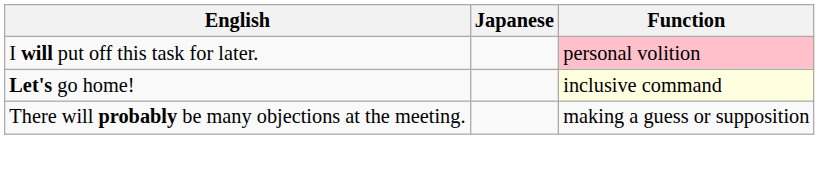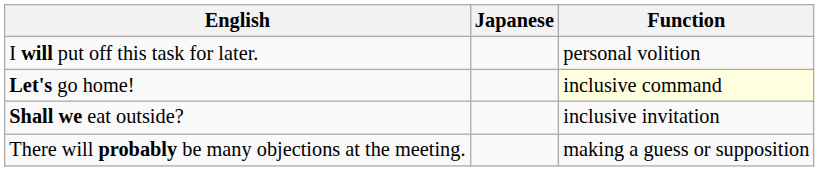(632, 52) pink background -> (632, 52) no background
+ row: (97, 117)
